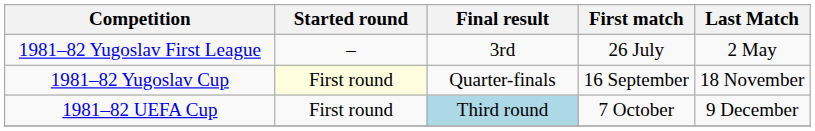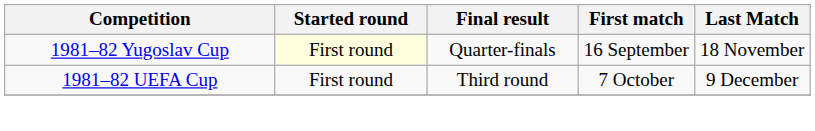- row: (140, 49)
(503, 110) lightblue background -> (503, 79) no background
